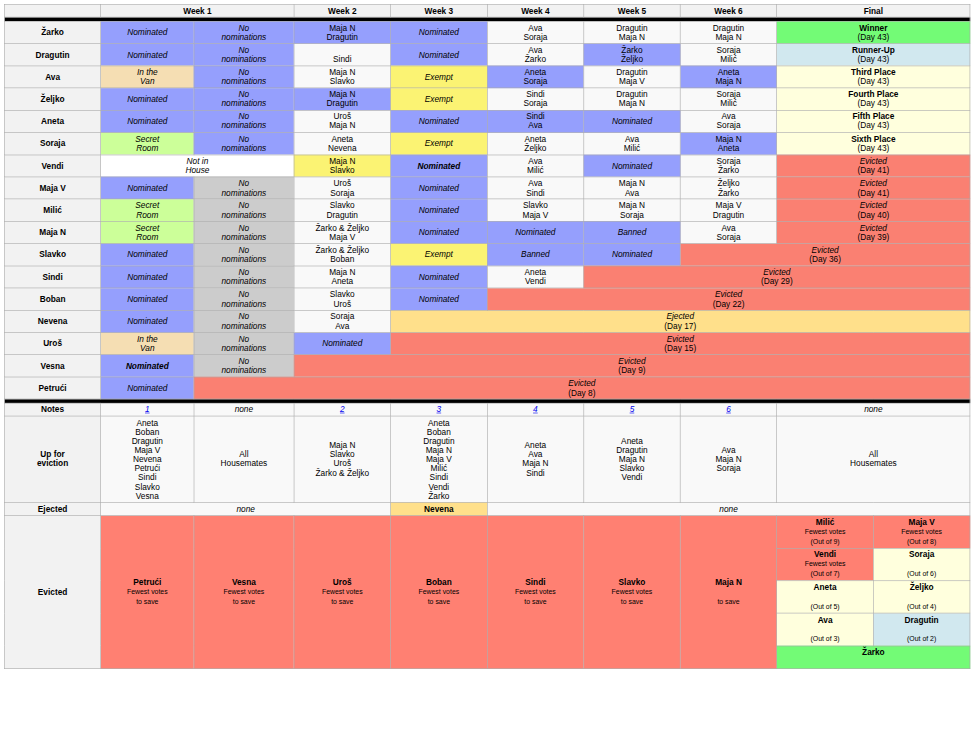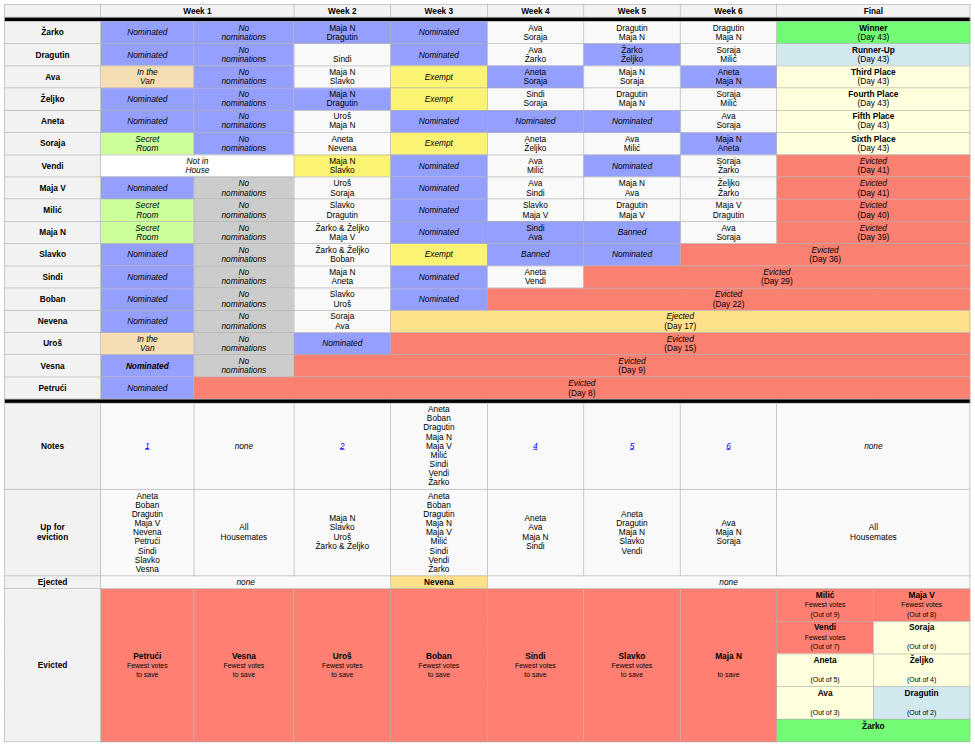(632, 76) Dragutin Maja V -> (632, 76) Maja N Soraja
(535, 121) Sindi Ava -> (535, 121) Nominated
(439, 165) bold -> (439, 165) normal
(632, 210) Maja N Soraja -> (632, 210) Dragutin Maja V
(535, 232) Nominated -> (535, 232) Sindi Ava
(439, 409) 3 -> (439, 446) Aneta Boban Dragutin Maja N Maja V Milić Sindi Vendi Žarko
